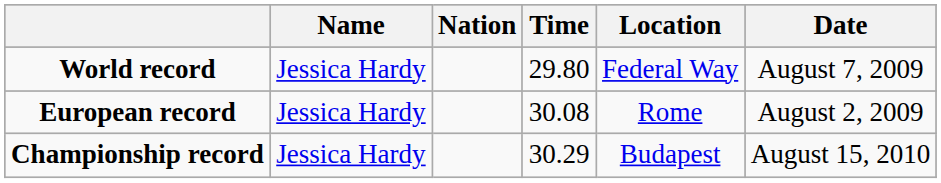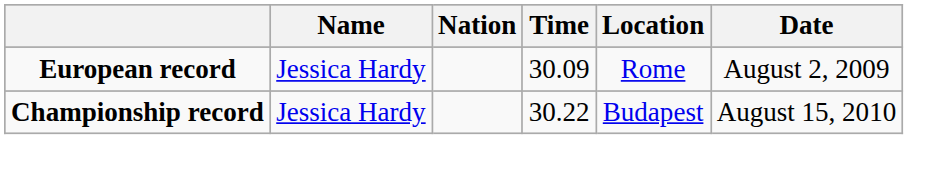- row: (137, 68)
(559, 111) 30.08 -> (559, 68) 30.09
(559, 154) 30.29 -> (559, 111) 30.22
